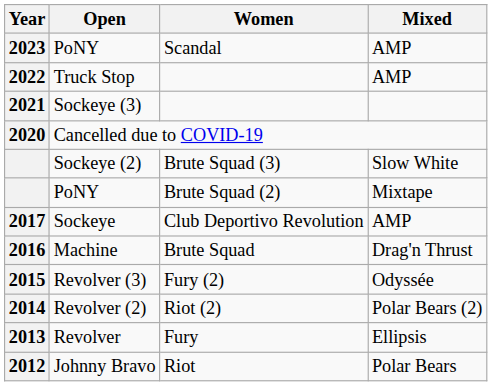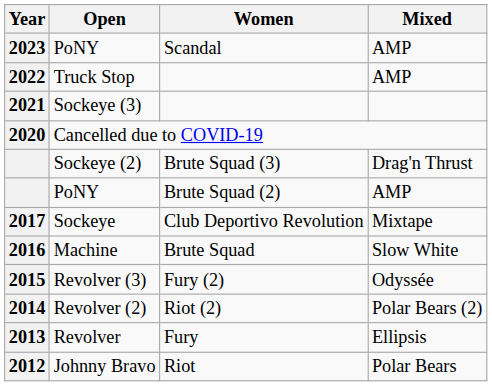(415, 163) Slow White -> (422, 163) Drag'n Thrust
(402, 192) Mixtape -> (392, 192) AMP
(392, 221) AMP -> (402, 221) Mixtape
(422, 250) Drag'n Thrust -> (415, 250) Slow White
